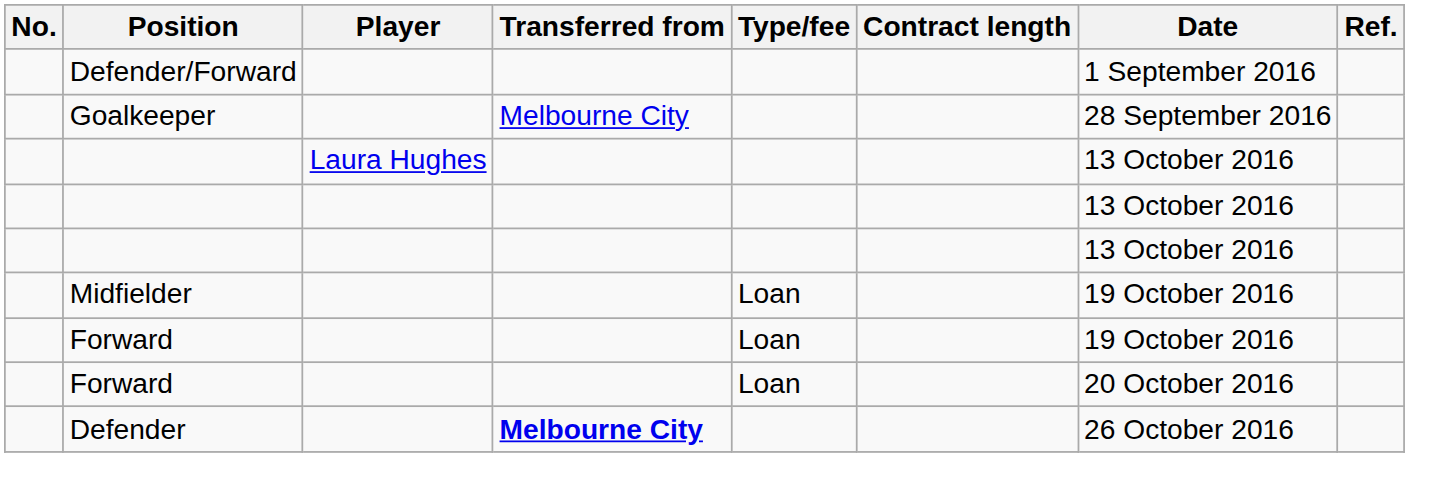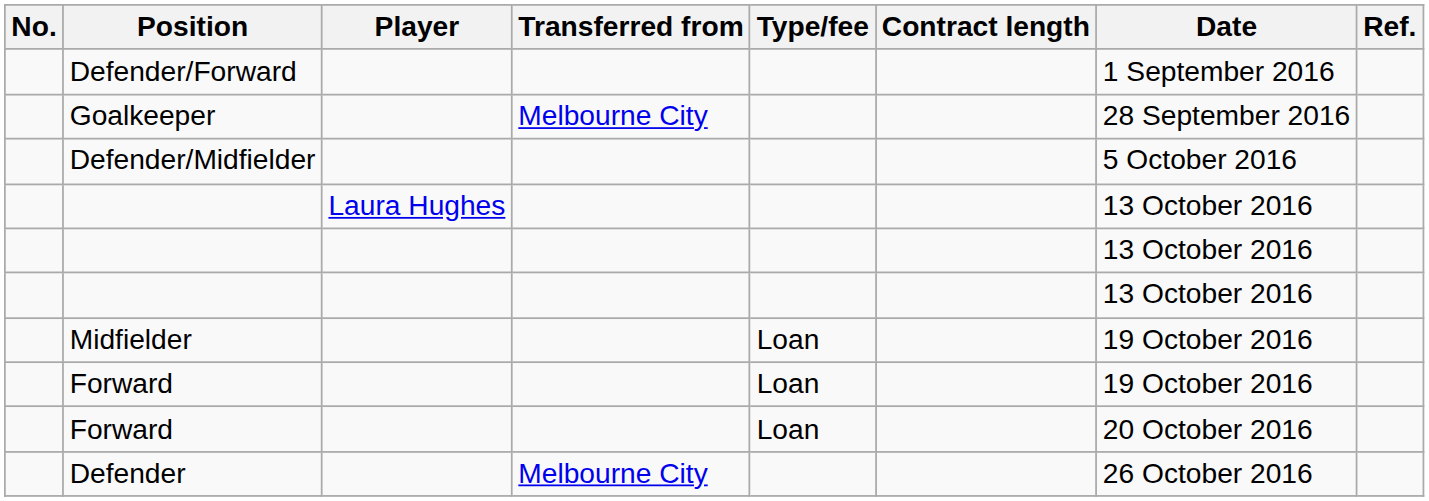+ row: (193, 160)
(601, 428) bold -> (613, 473) normal
